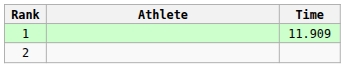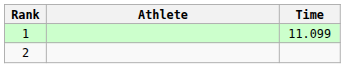(310, 33) 11.909 -> (310, 33) 11.099
